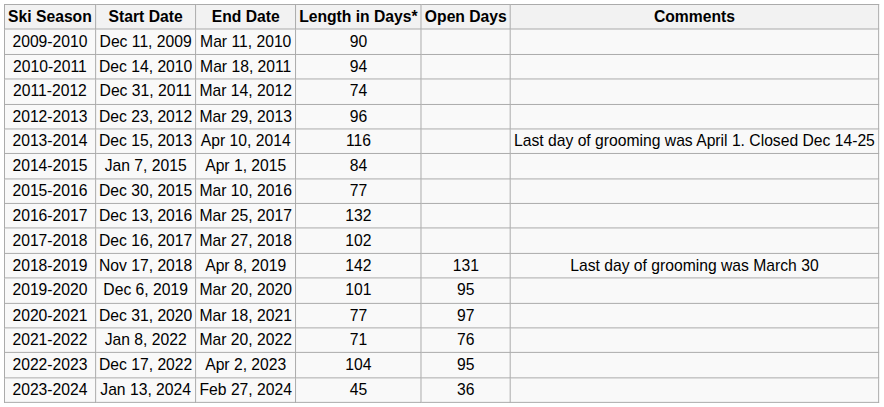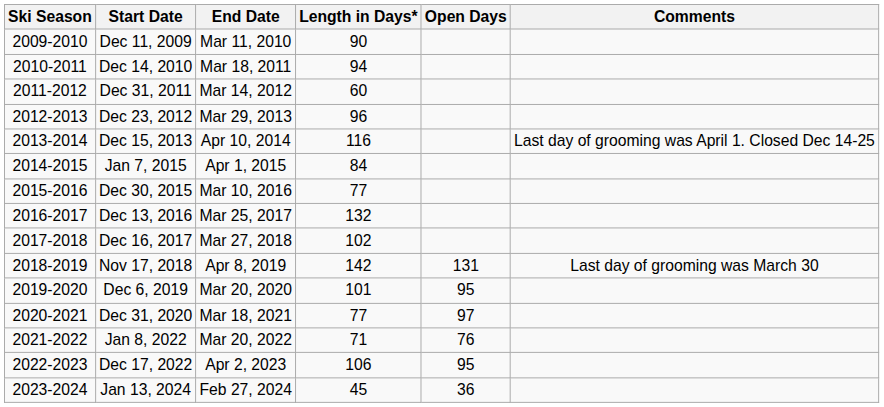(358, 91) 74 -> (358, 91) 60
(358, 365) 104 -> (358, 365) 106
